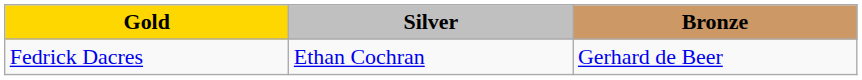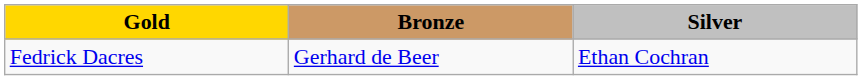columns swapped: (431, 21) <-> (715, 21)
